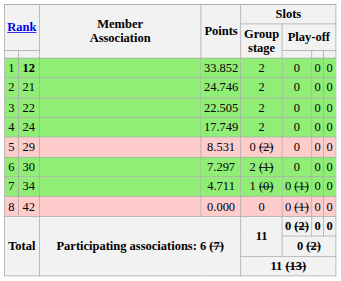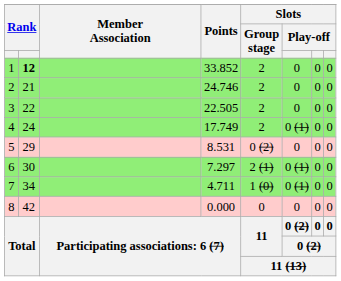(297, 127) 0 -> (297, 127) 0 (1)
(297, 166) 0 -> (297, 166) 0 (1)
(297, 206) 0 (1) -> (297, 206) 0
